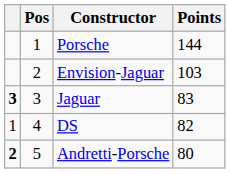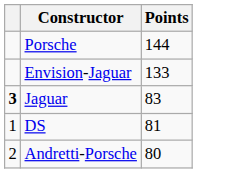- column: (37, 17)
(189, 71) 103 -> (157, 71) 133
(185, 126) 82 -> (153, 126) 81
(13, 153) bold -> (13, 153) normal
